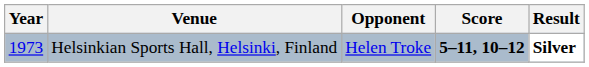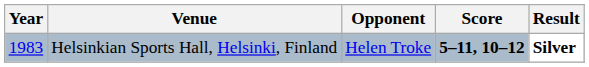(26, 47) 1973 -> (26, 47) 1983
